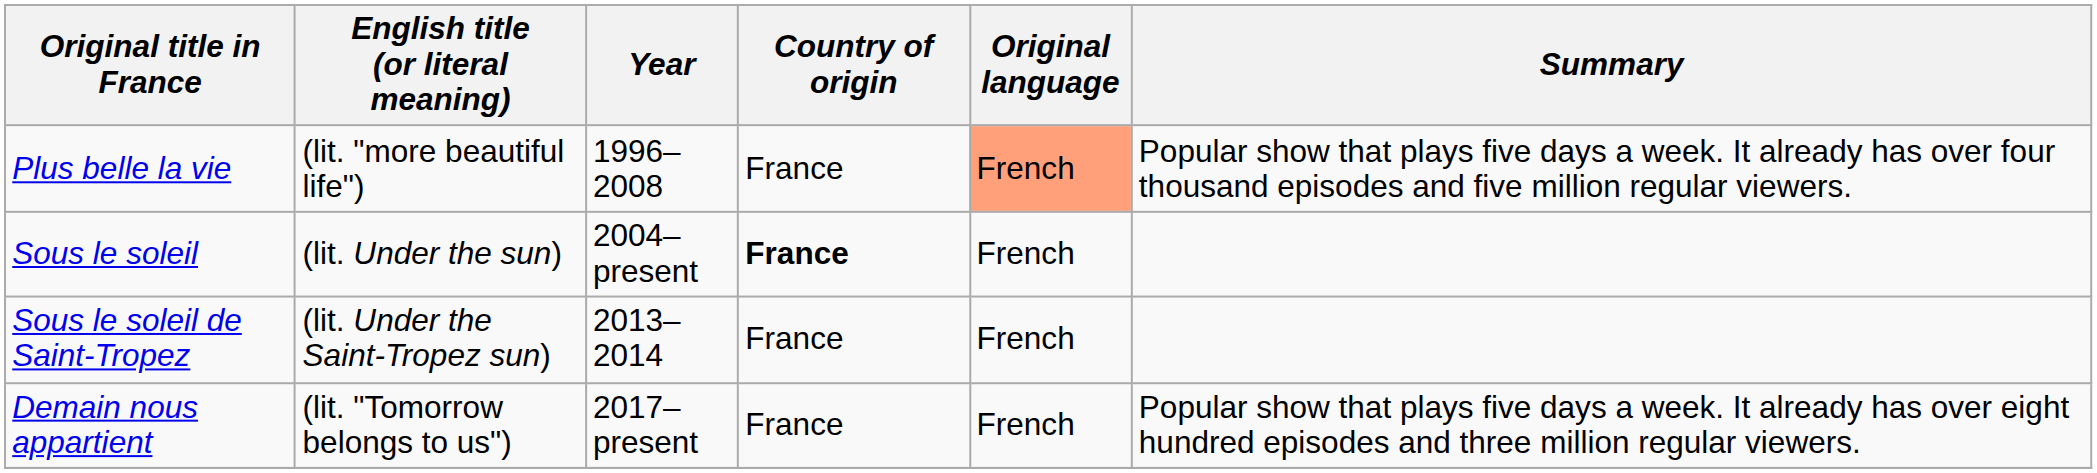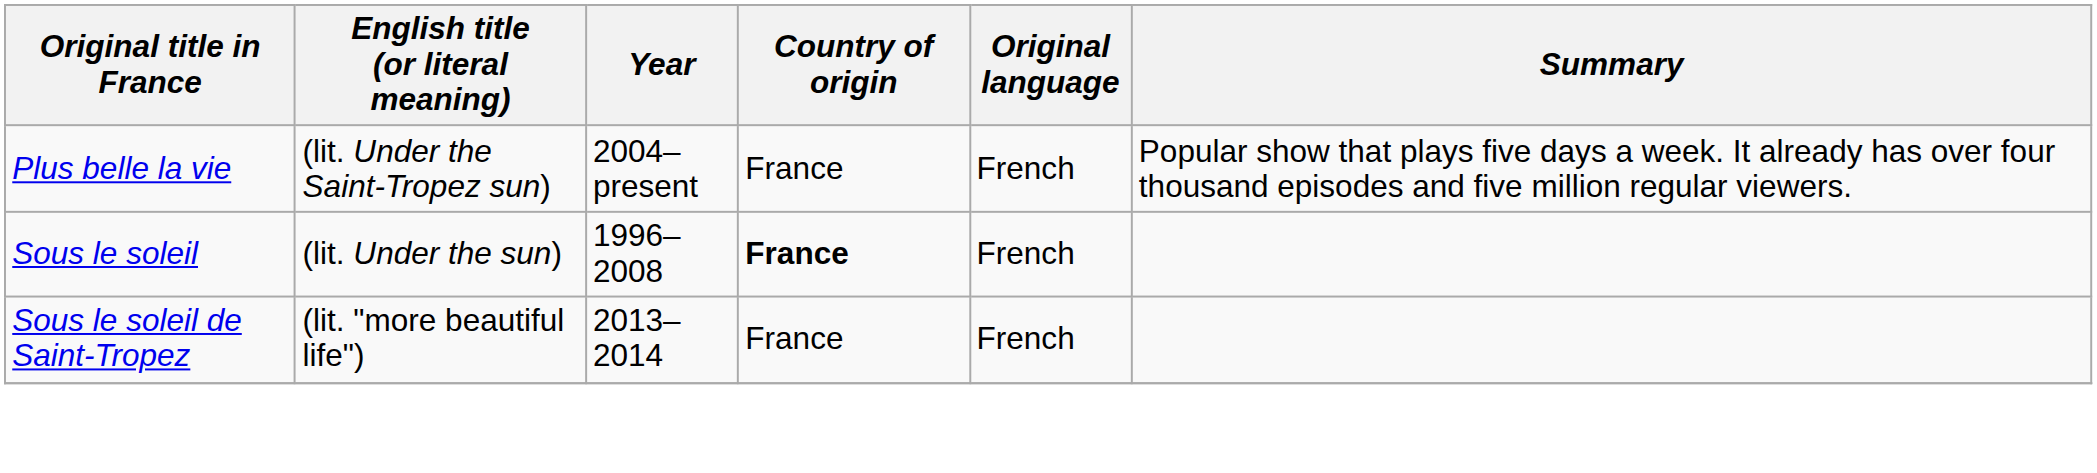(433, 168) (lit. "more beautiful life") -> (427, 168) (lit. Under the Saint-Tropez sun)
(637, 168) 1996–2008 -> (645, 168) 2004–present
(1026, 168) lightsalmon background -> (1026, 168) no background
(645, 253) 2004–present -> (637, 253) 1996–2008
(427, 339) (lit. Under the Saint-Tropez sun) -> (433, 339) (lit. "more beautiful life")
- row: (105, 424)
